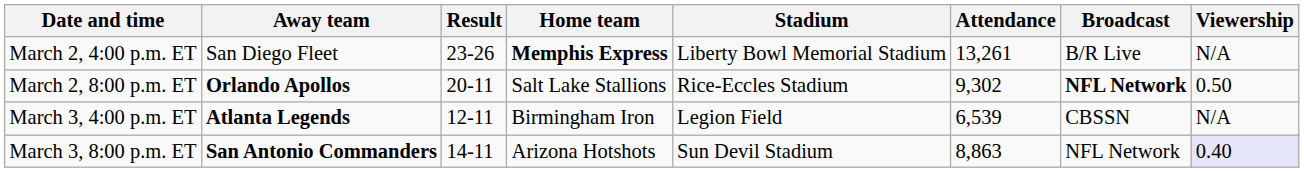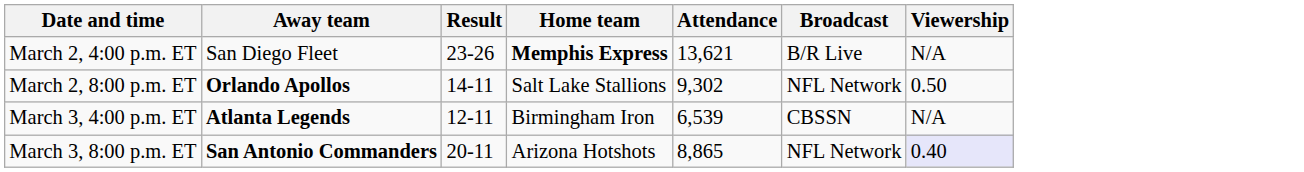- column: (812, 20)
(984, 53) 13,261 -> (705, 53) 13,621
(470, 85) 20-11 -> (470, 85) 14-11
(1126, 85) bold -> (844, 85) normal
(470, 150) 14-11 -> (470, 150) 20-11
(979, 150) 8,863 -> (700, 150) 8,865
